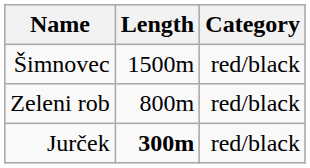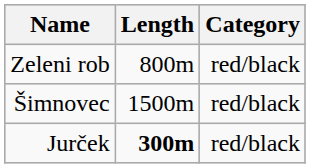rows swapped: (62, 64) <-> (60, 103)
